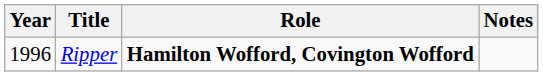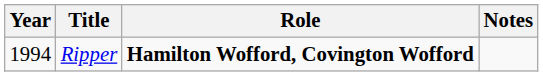(30, 53) 1996 -> (30, 53) 1994
